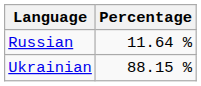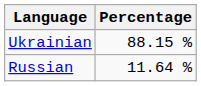rows swapped: (50, 68) <-> (41, 42)
